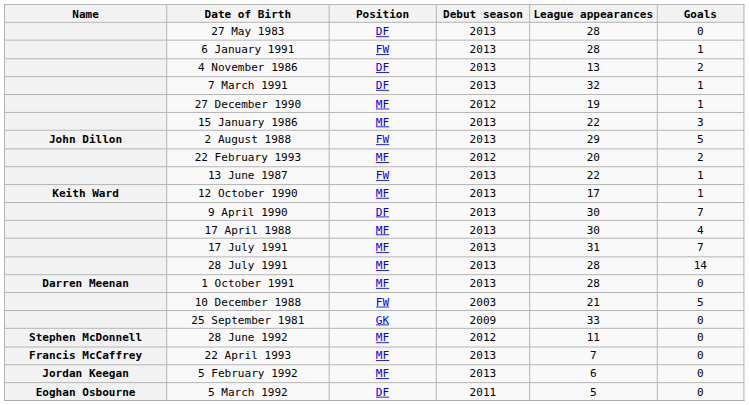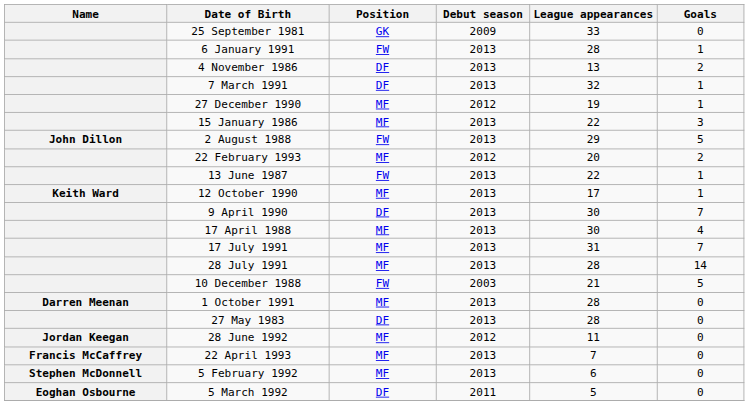rows swapped: (248, 320) <-> (248, 31)
rows swapped: (248, 284) <-> (248, 302)
(86, 338) Stephen McDonnell -> (86, 338) Jordan Keegan
(86, 374) Jordan Keegan -> (86, 374) Stephen McDonnell
